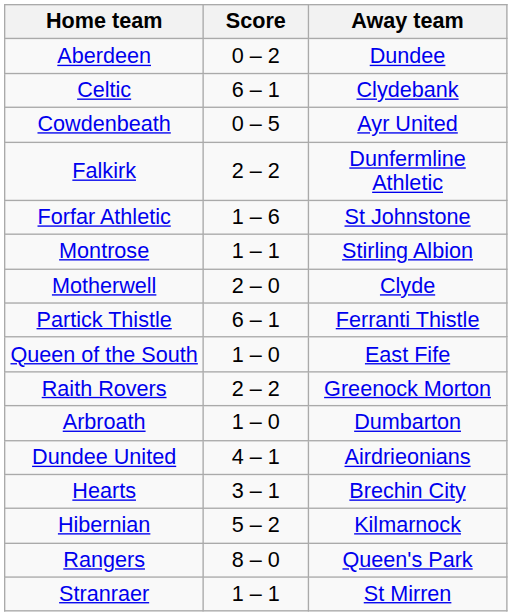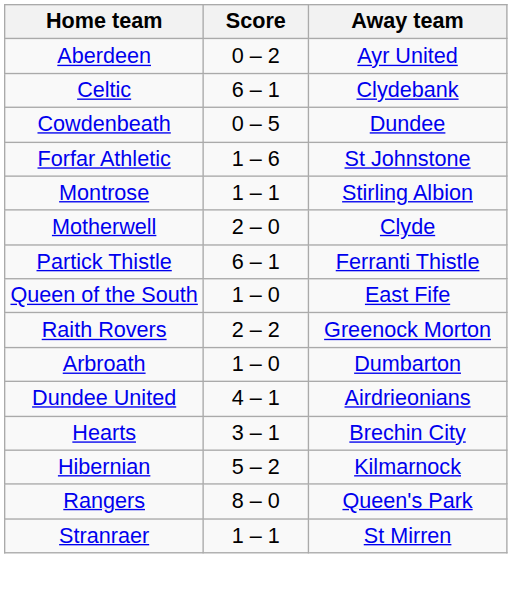(408, 55) Dundee -> (408, 55) Ayr United
(408, 124) Ayr United -> (408, 124) Dundee
- row: (104, 170)
